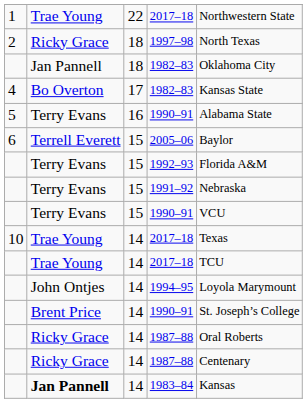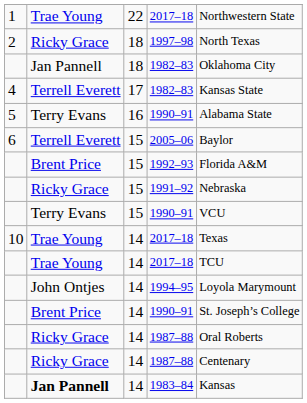(67, 90) Bo Overton -> (76, 90) Terrell Everett
(68, 164) Terry Evans -> (66, 164) Brent Price
(68, 189) Terry Evans -> (70, 189) Ricky Grace
